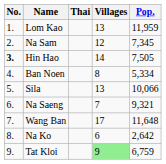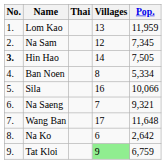(100, 89) 13 -> (100, 89) 16
